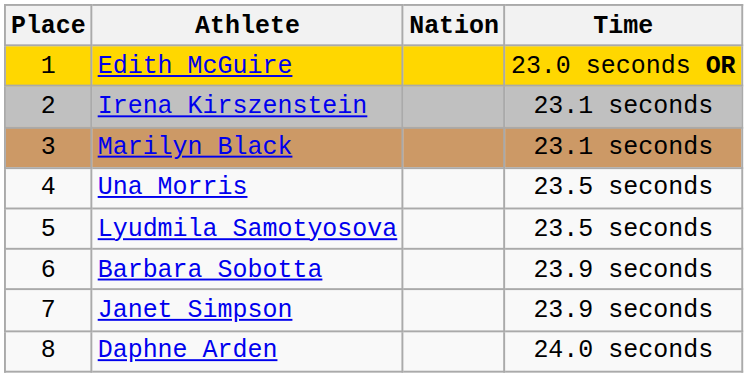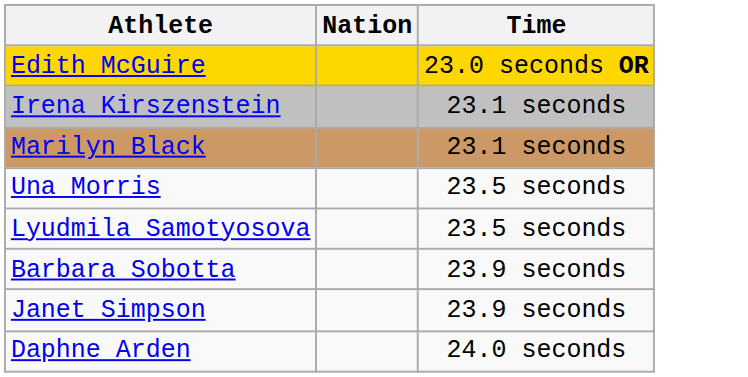- column: (48, 25)
